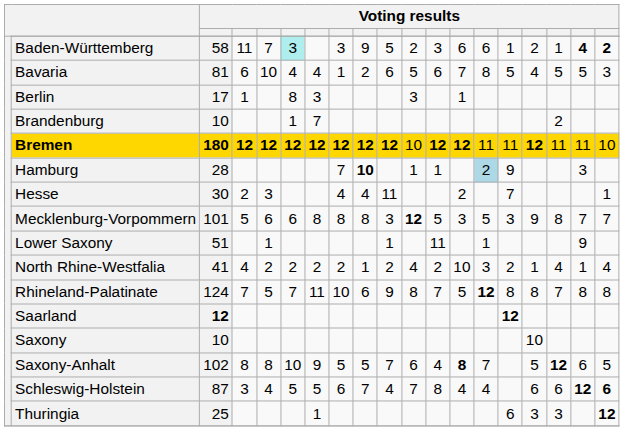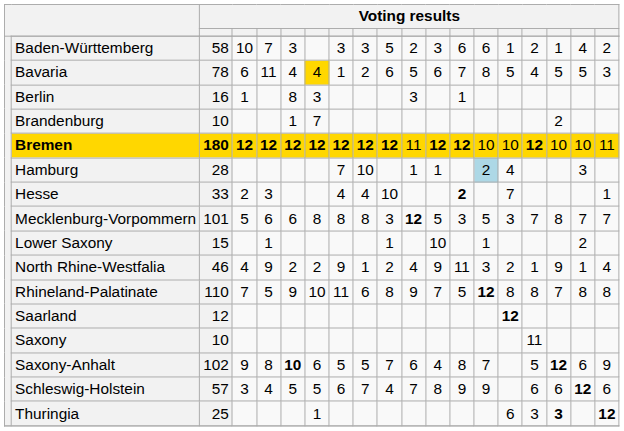(244, 48) 11 -> (244, 48) 10
(293, 48) paleturquoise background -> (293, 48) no background
(365, 48) 9 -> (365, 48) 3
(583, 48) bold -> (583, 48) normal
(607, 48) bold -> (607, 48) normal
(220, 72) 81 -> (220, 72) 78
(269, 72) 10 -> (269, 72) 11
(317, 72) no background -> (317, 72) gold background
(220, 96) 17 -> (220, 96) 16
(414, 145) 10 -> (414, 145) 11
(486, 145) 11 -> (486, 145) 10
(510, 145) 11 -> (510, 145) 10
(559, 145) 11 -> (559, 145) 10
(583, 145) 11 -> (583, 145) 10
(607, 145) 10 -> (607, 145) 11
(365, 169) bold -> (365, 169) normal
(510, 169) 9 -> (510, 169) 4
(220, 194) 30 -> (220, 194) 33
(389, 194) 11 -> (389, 194) 10
(462, 194) normal -> (462, 194) bold
(534, 218) 9 -> (534, 218) 7
(220, 242) 51 -> (220, 242) 15
(438, 242) 11 -> (438, 242) 10
(583, 242) 9 -> (583, 242) 2
(220, 267) 41 -> (220, 267) 46
(269, 267) 2 -> (269, 267) 9
(341, 267) 2 -> (341, 267) 9
(438, 267) 2 -> (438, 267) 9
(462, 267) 10 -> (462, 267) 11
(559, 267) 4 -> (559, 267) 9
(216, 291) 124 -> (217, 291) 110
(293, 291) 7 -> (293, 291) 9
(317, 291) 11 -> (317, 291) 10
(341, 291) 10 -> (341, 291) 11
(389, 291) 9 -> (389, 291) 8
(414, 291) 8 -> (414, 291) 9
(220, 316) bold -> (220, 316) normal
(534, 340) 10 -> (534, 340) 11
(244, 364) 8 -> (244, 364) 9
(293, 364) normal -> (293, 364) bold
(317, 364) 9 -> (317, 364) 6
(462, 364) bold -> (462, 364) normal
(607, 364) 5 -> (607, 364) 9
(220, 389) 87 -> (220, 389) 57
(462, 389) 4 -> (462, 389) 9
(486, 389) 4 -> (486, 389) 9
(607, 389) bold -> (607, 389) normal
(559, 413) normal -> (559, 413) bold
